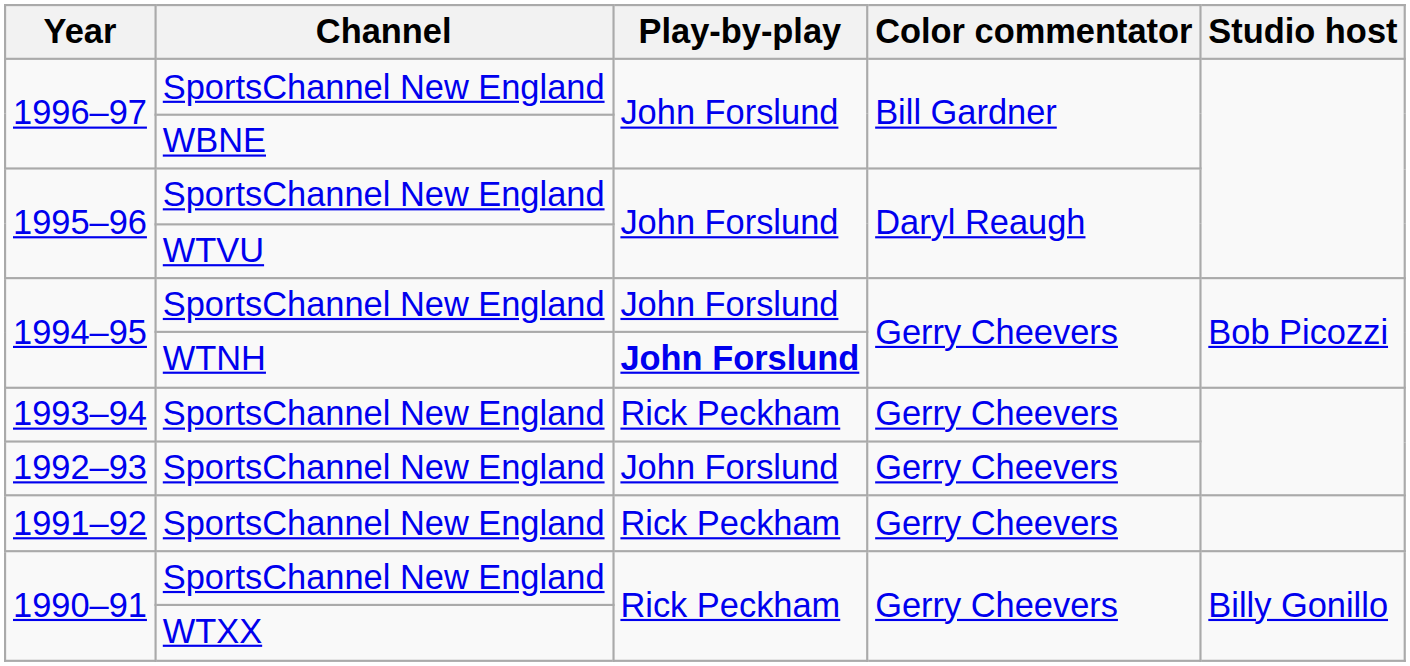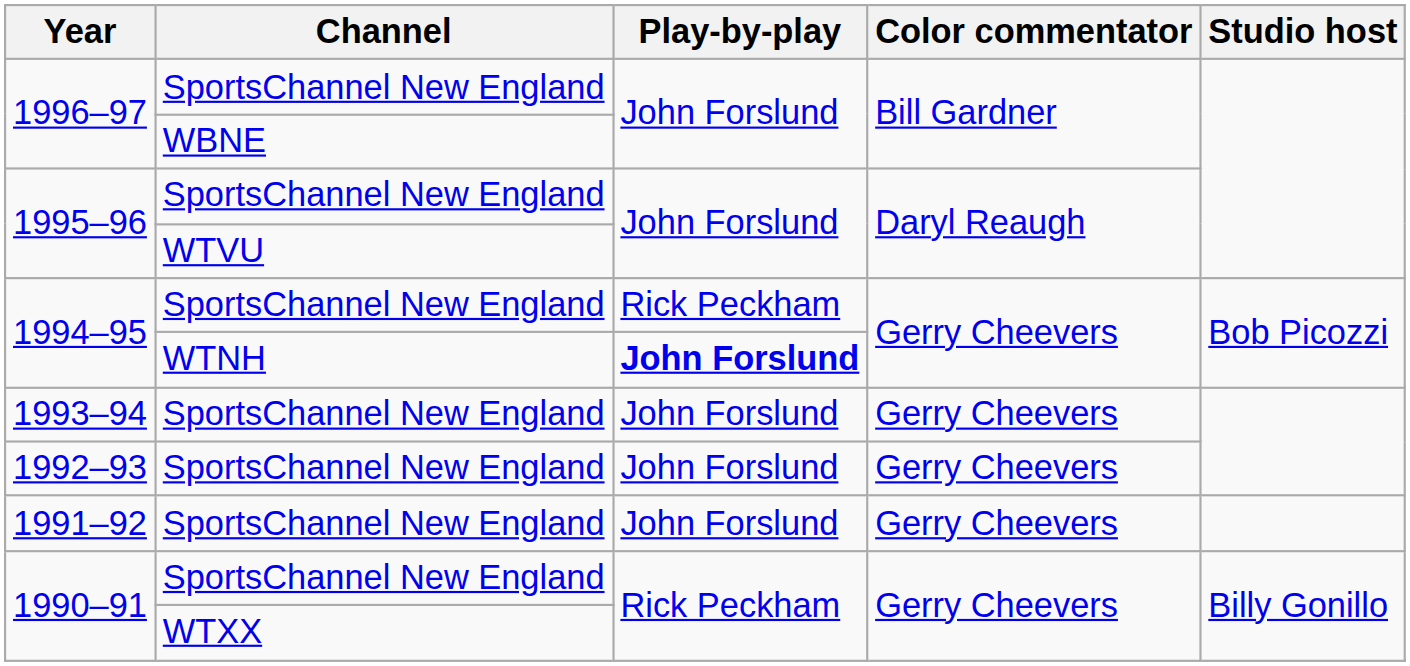(729, 304) John Forslund -> (730, 304) Rick Peckham
(730, 413) Rick Peckham -> (729, 413) John Forslund
(730, 522) Rick Peckham -> (729, 522) John Forslund
